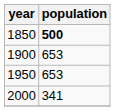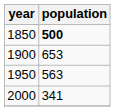(52, 75) 653 -> (52, 75) 563
